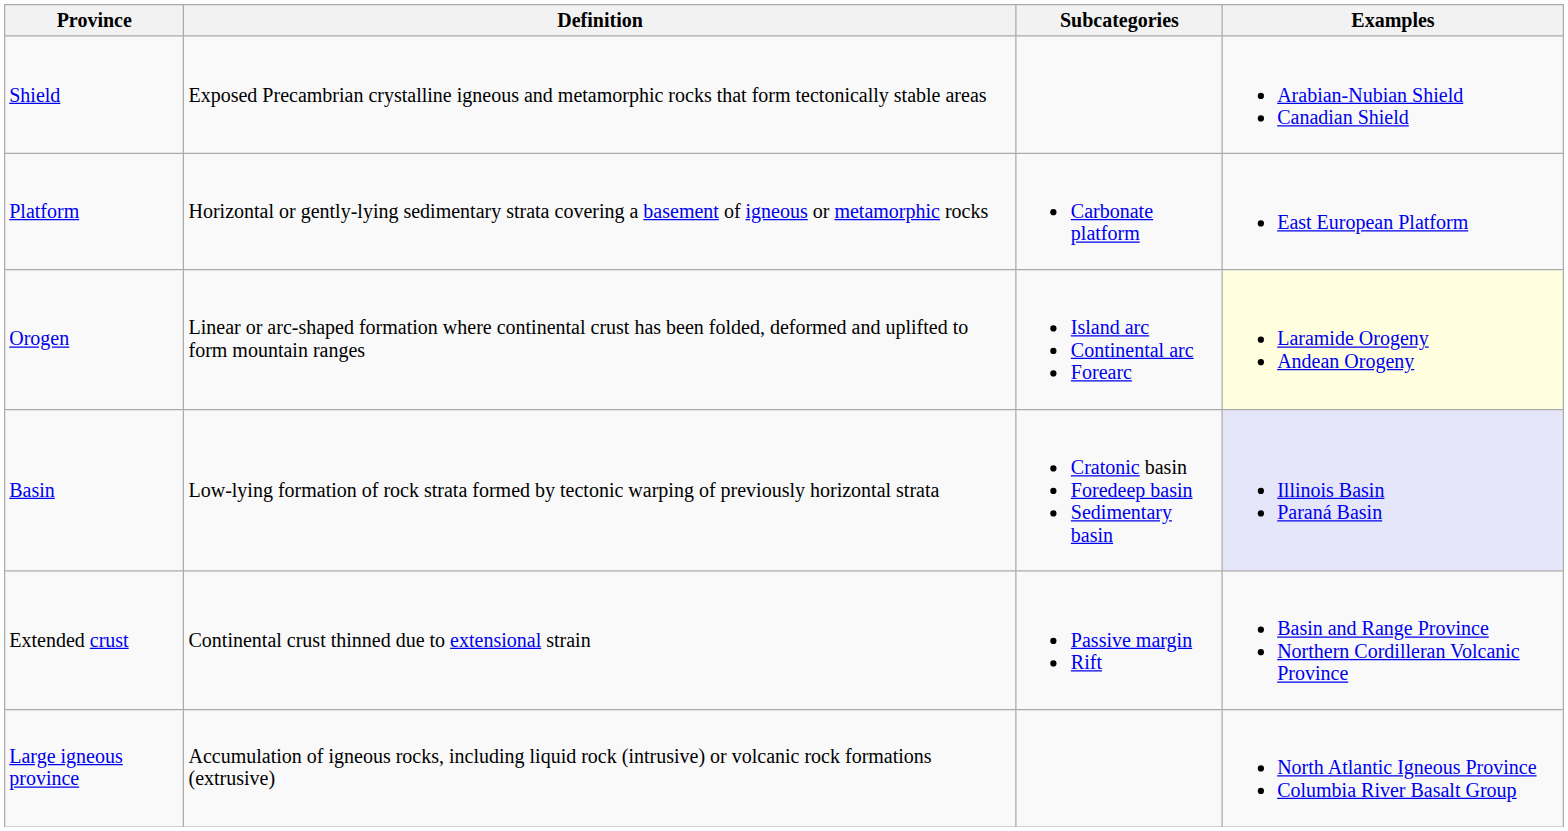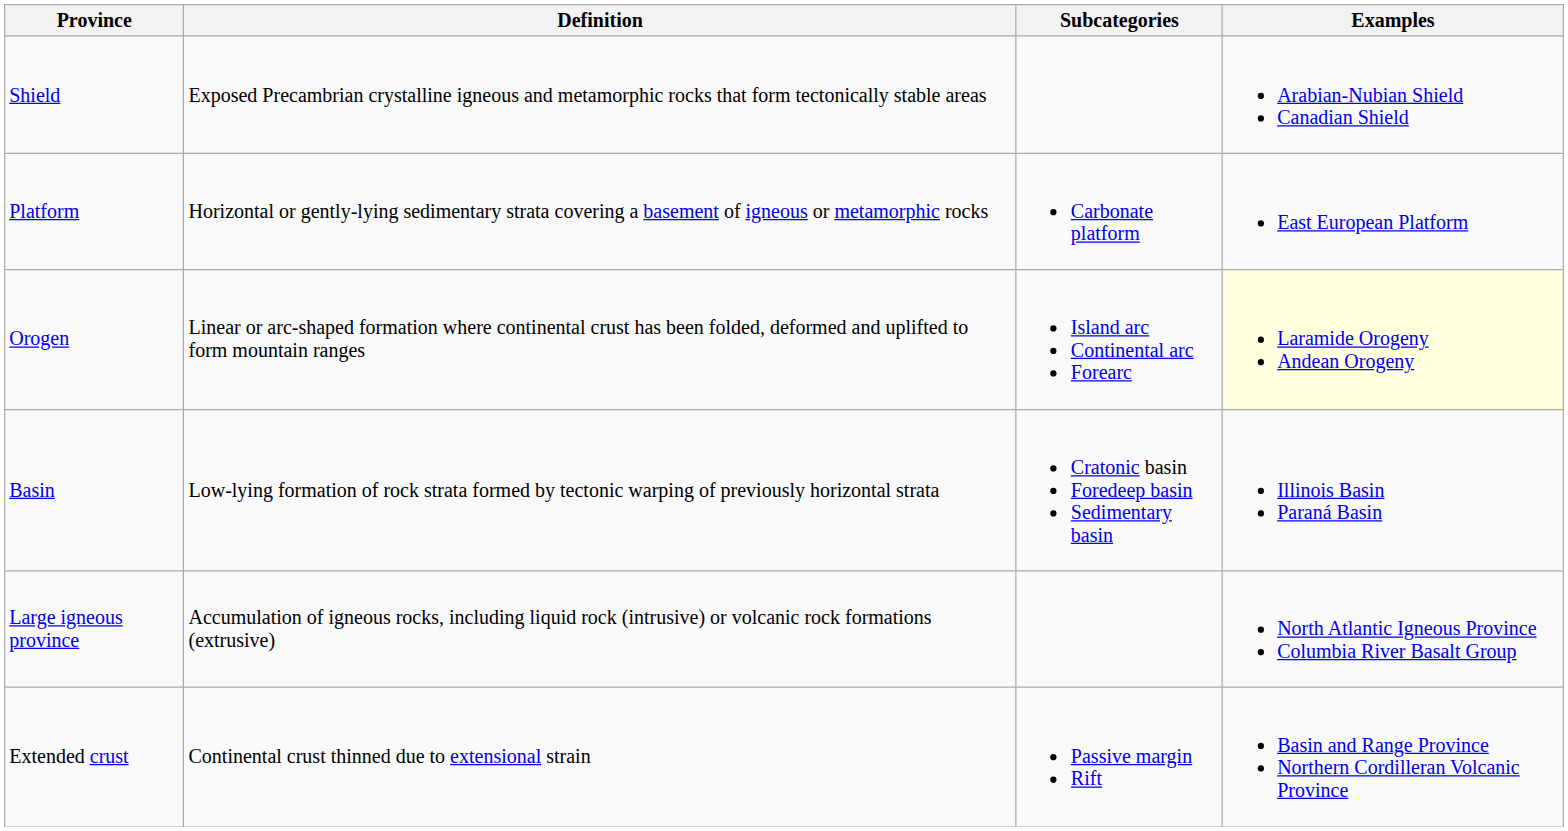(1393, 501) lavender background -> (1393, 501) no background
rows swapped: (66, 768) <-> (69, 640)
